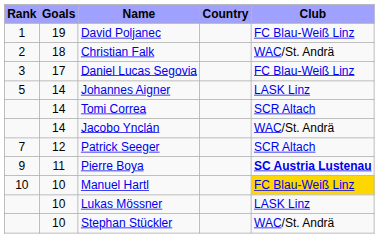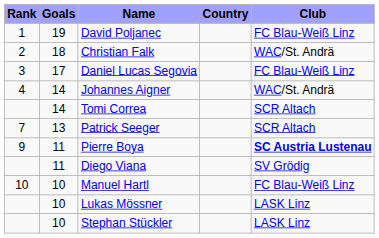(22, 90) 5 -> (22, 90) 4
(282, 90) LASK Linz -> (294, 90) WAC/St. Andrä
- row: (120, 128)
(59, 147) 12 -> (59, 128) 13
+ row: (113, 166)
(304, 185) gold background -> (304, 185) no background
(294, 223) WAC/St. Andrä -> (282, 223) LASK Linz
